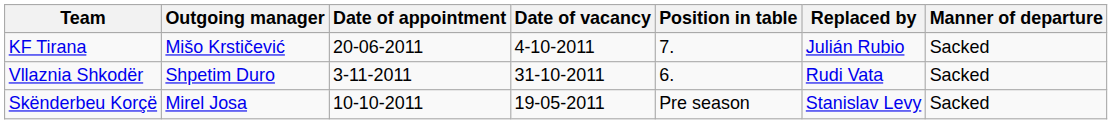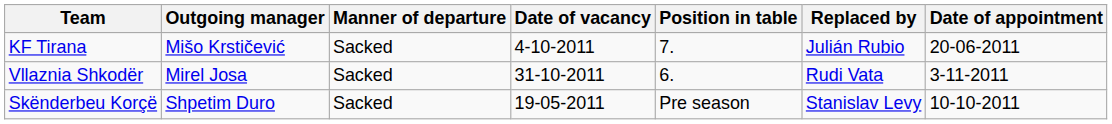columns swapped: (1016, 18) <-> (420, 18)
(220, 75) Shpetim Duro -> (206, 75) Mirel Josa
(206, 103) Mirel Josa -> (220, 103) Shpetim Duro
